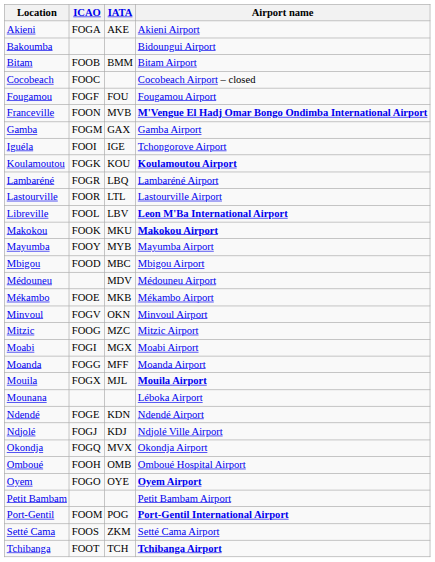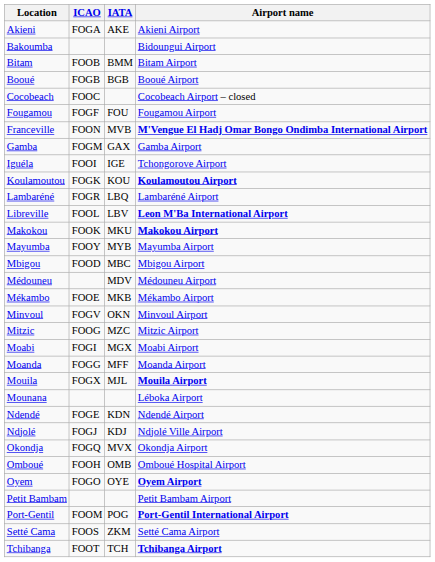+ row: (21, 79)
- row: (32, 197)
